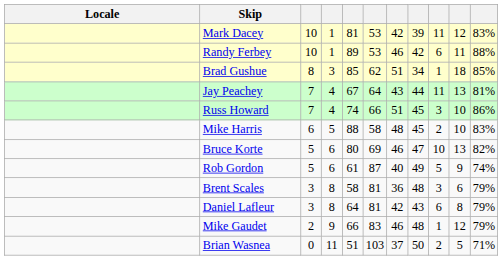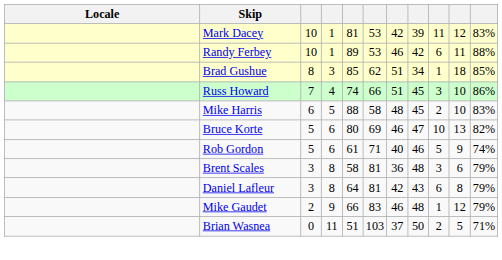- row: (233, 91)
(375, 168) 87 -> (375, 149) 71
(418, 168) 49 -> (418, 149) 46
